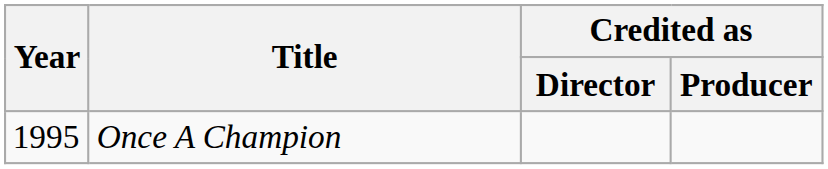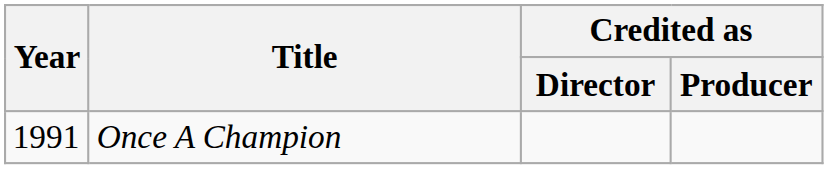(46, 136) 1995 -> (46, 136) 1991
